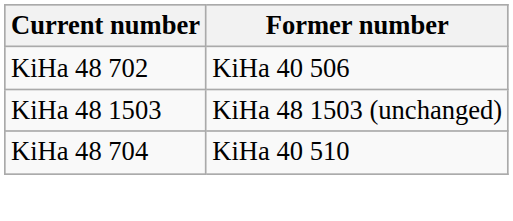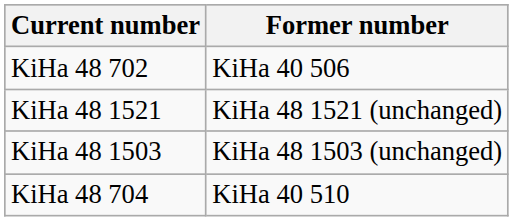+ row: (86, 109)
